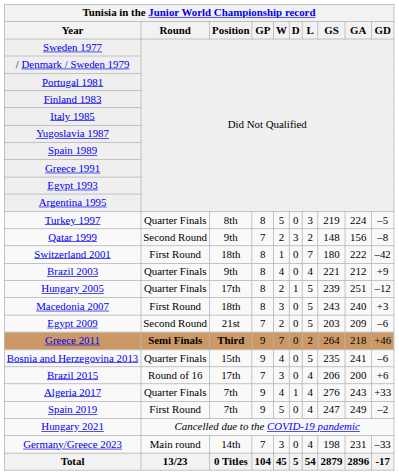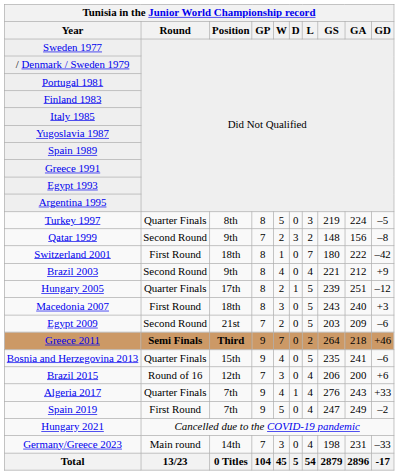(175, 271) Quarter Finals -> (175, 271) Second Round
(231, 375) 17th -> (231, 375) 12th
